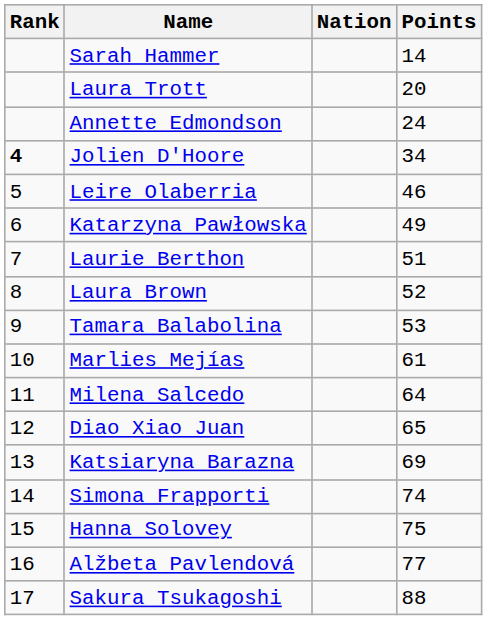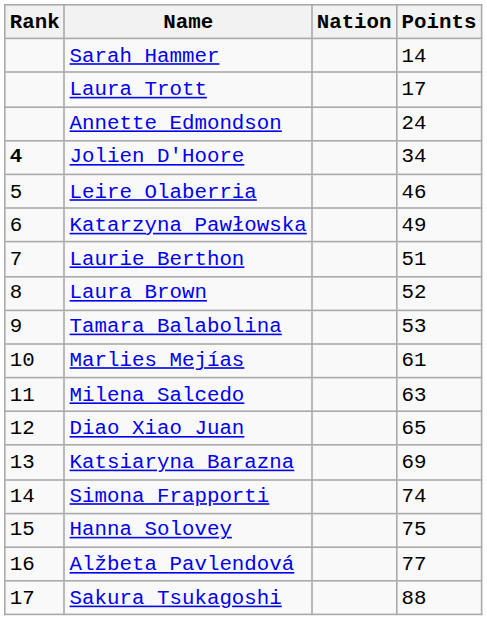(414, 90) 20 -> (414, 90) 17
(414, 395) 64 -> (414, 395) 63
